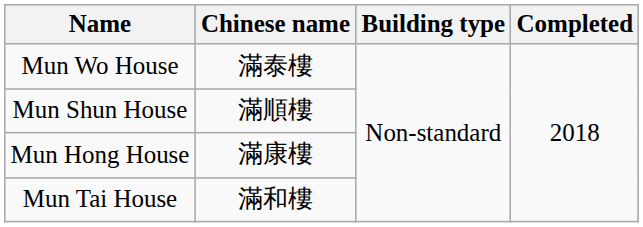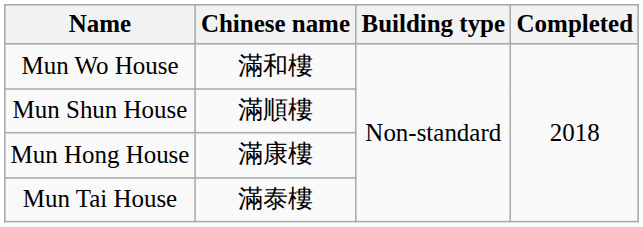(275, 65) 滿泰樓 -> (275, 65) 滿和樓
(275, 198) 滿和樓 -> (275, 198) 滿泰樓
